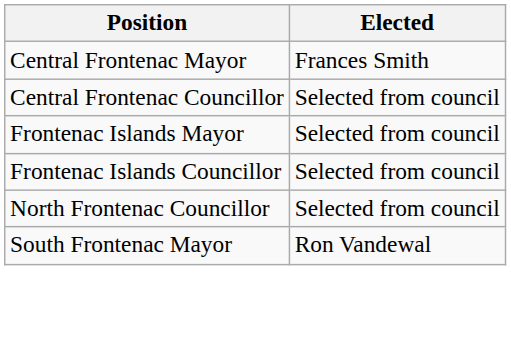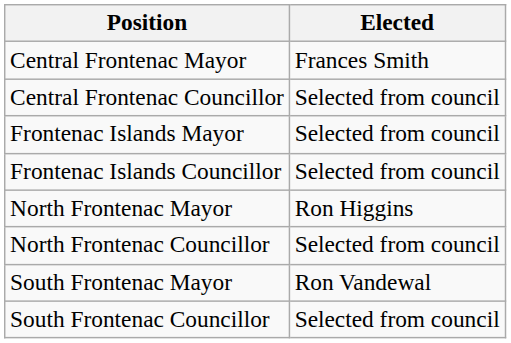+ row: (121, 208)
+ row: (140, 319)
